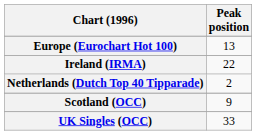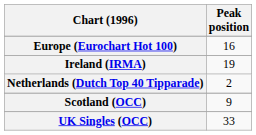(229, 45) 13 -> (229, 45) 16
(229, 64) 22 -> (229, 64) 19
